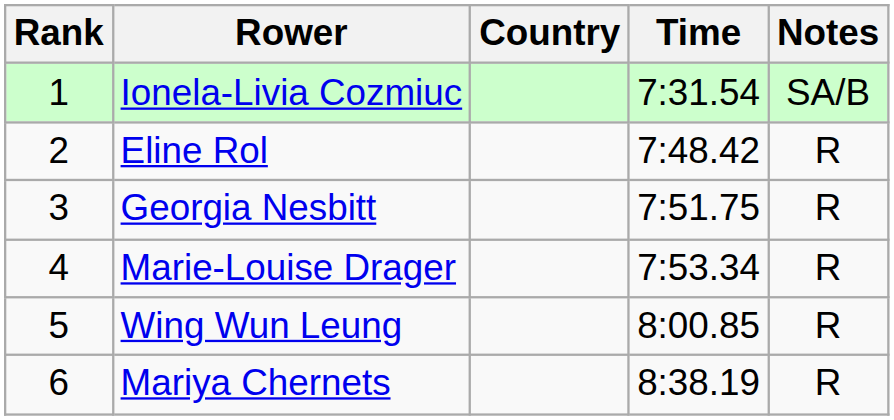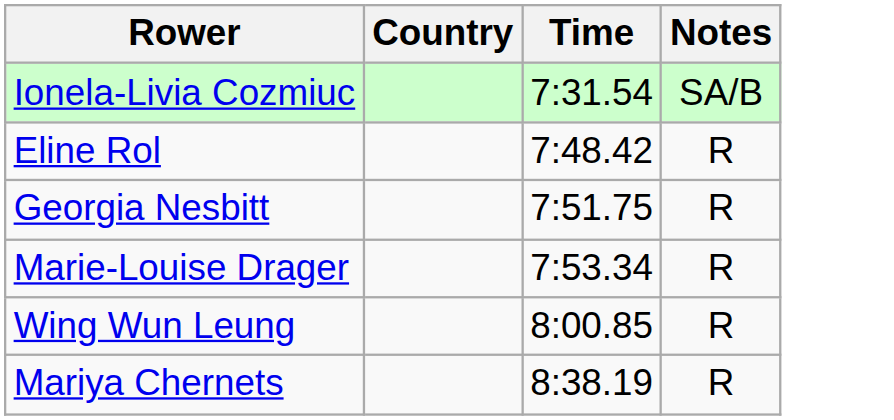- column: (59, 33)
